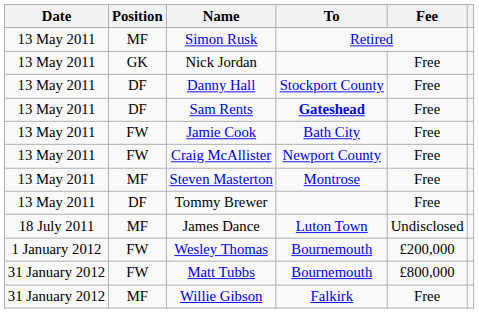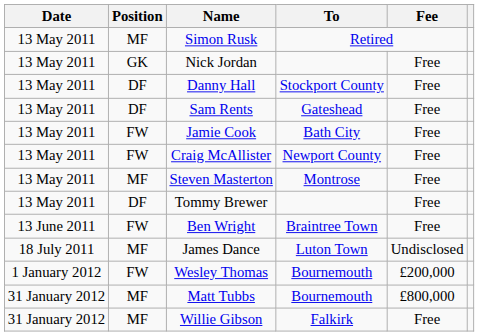(332, 109) bold -> (332, 109) normal
+ row: (221, 226)
(137, 272) FW -> (137, 296) MF
